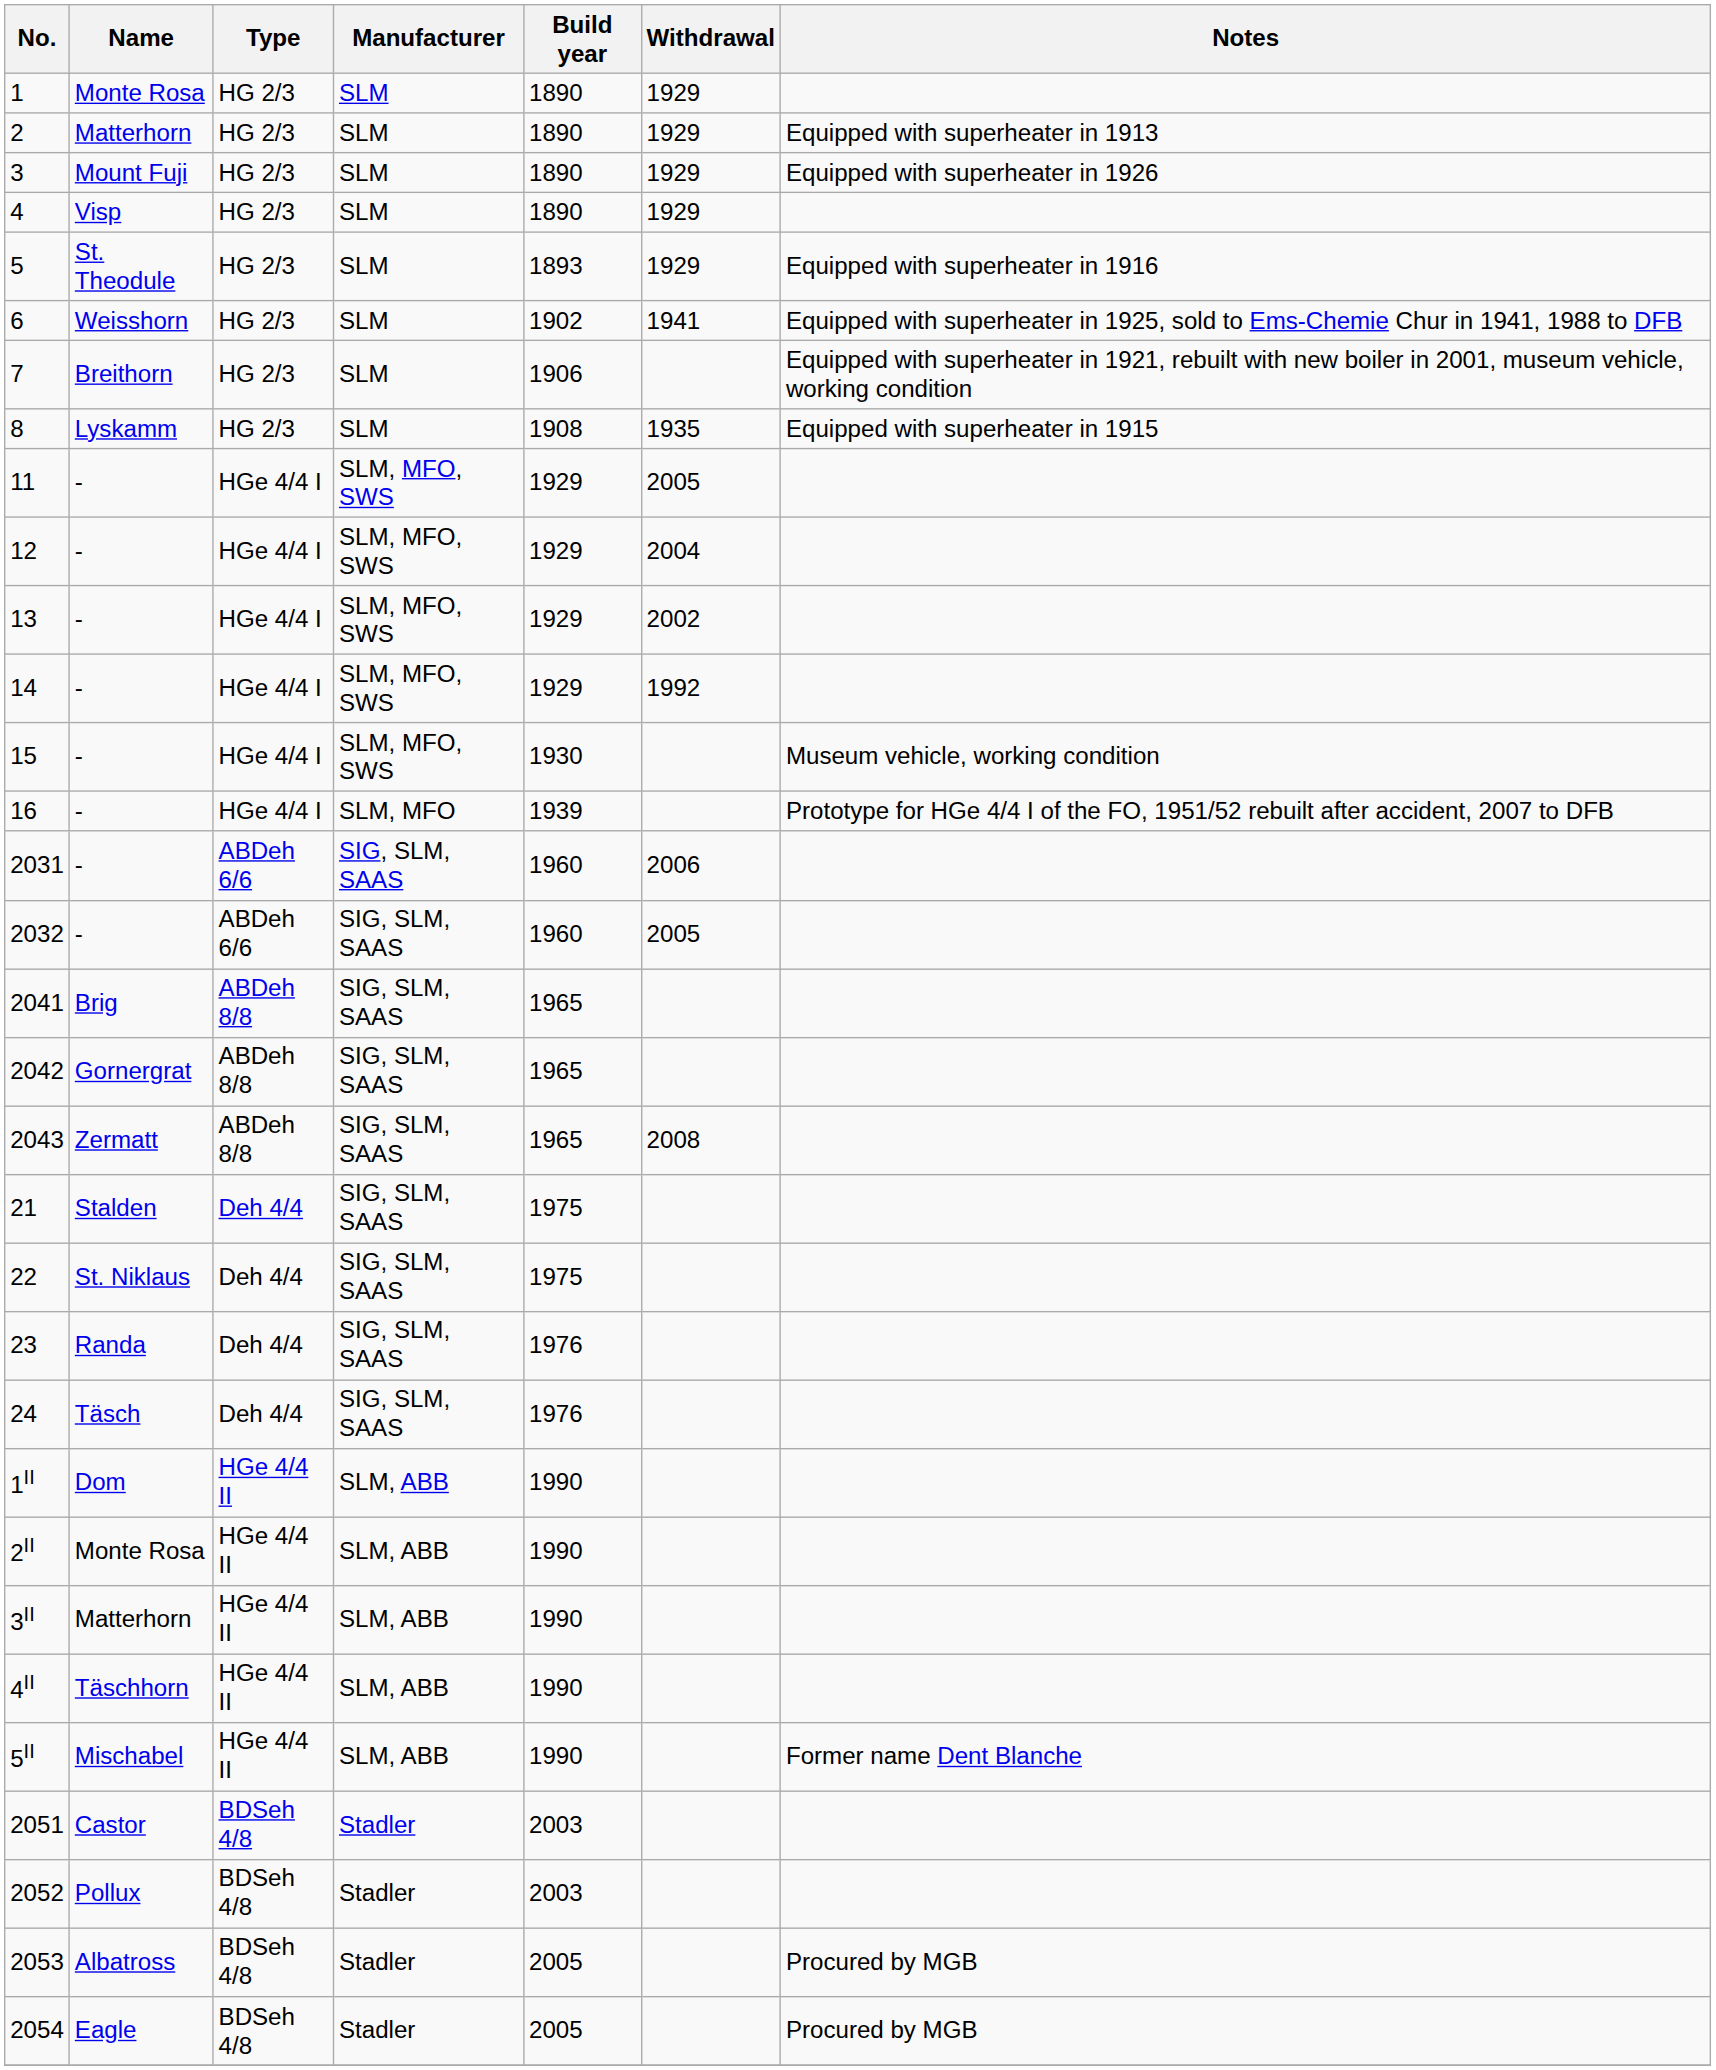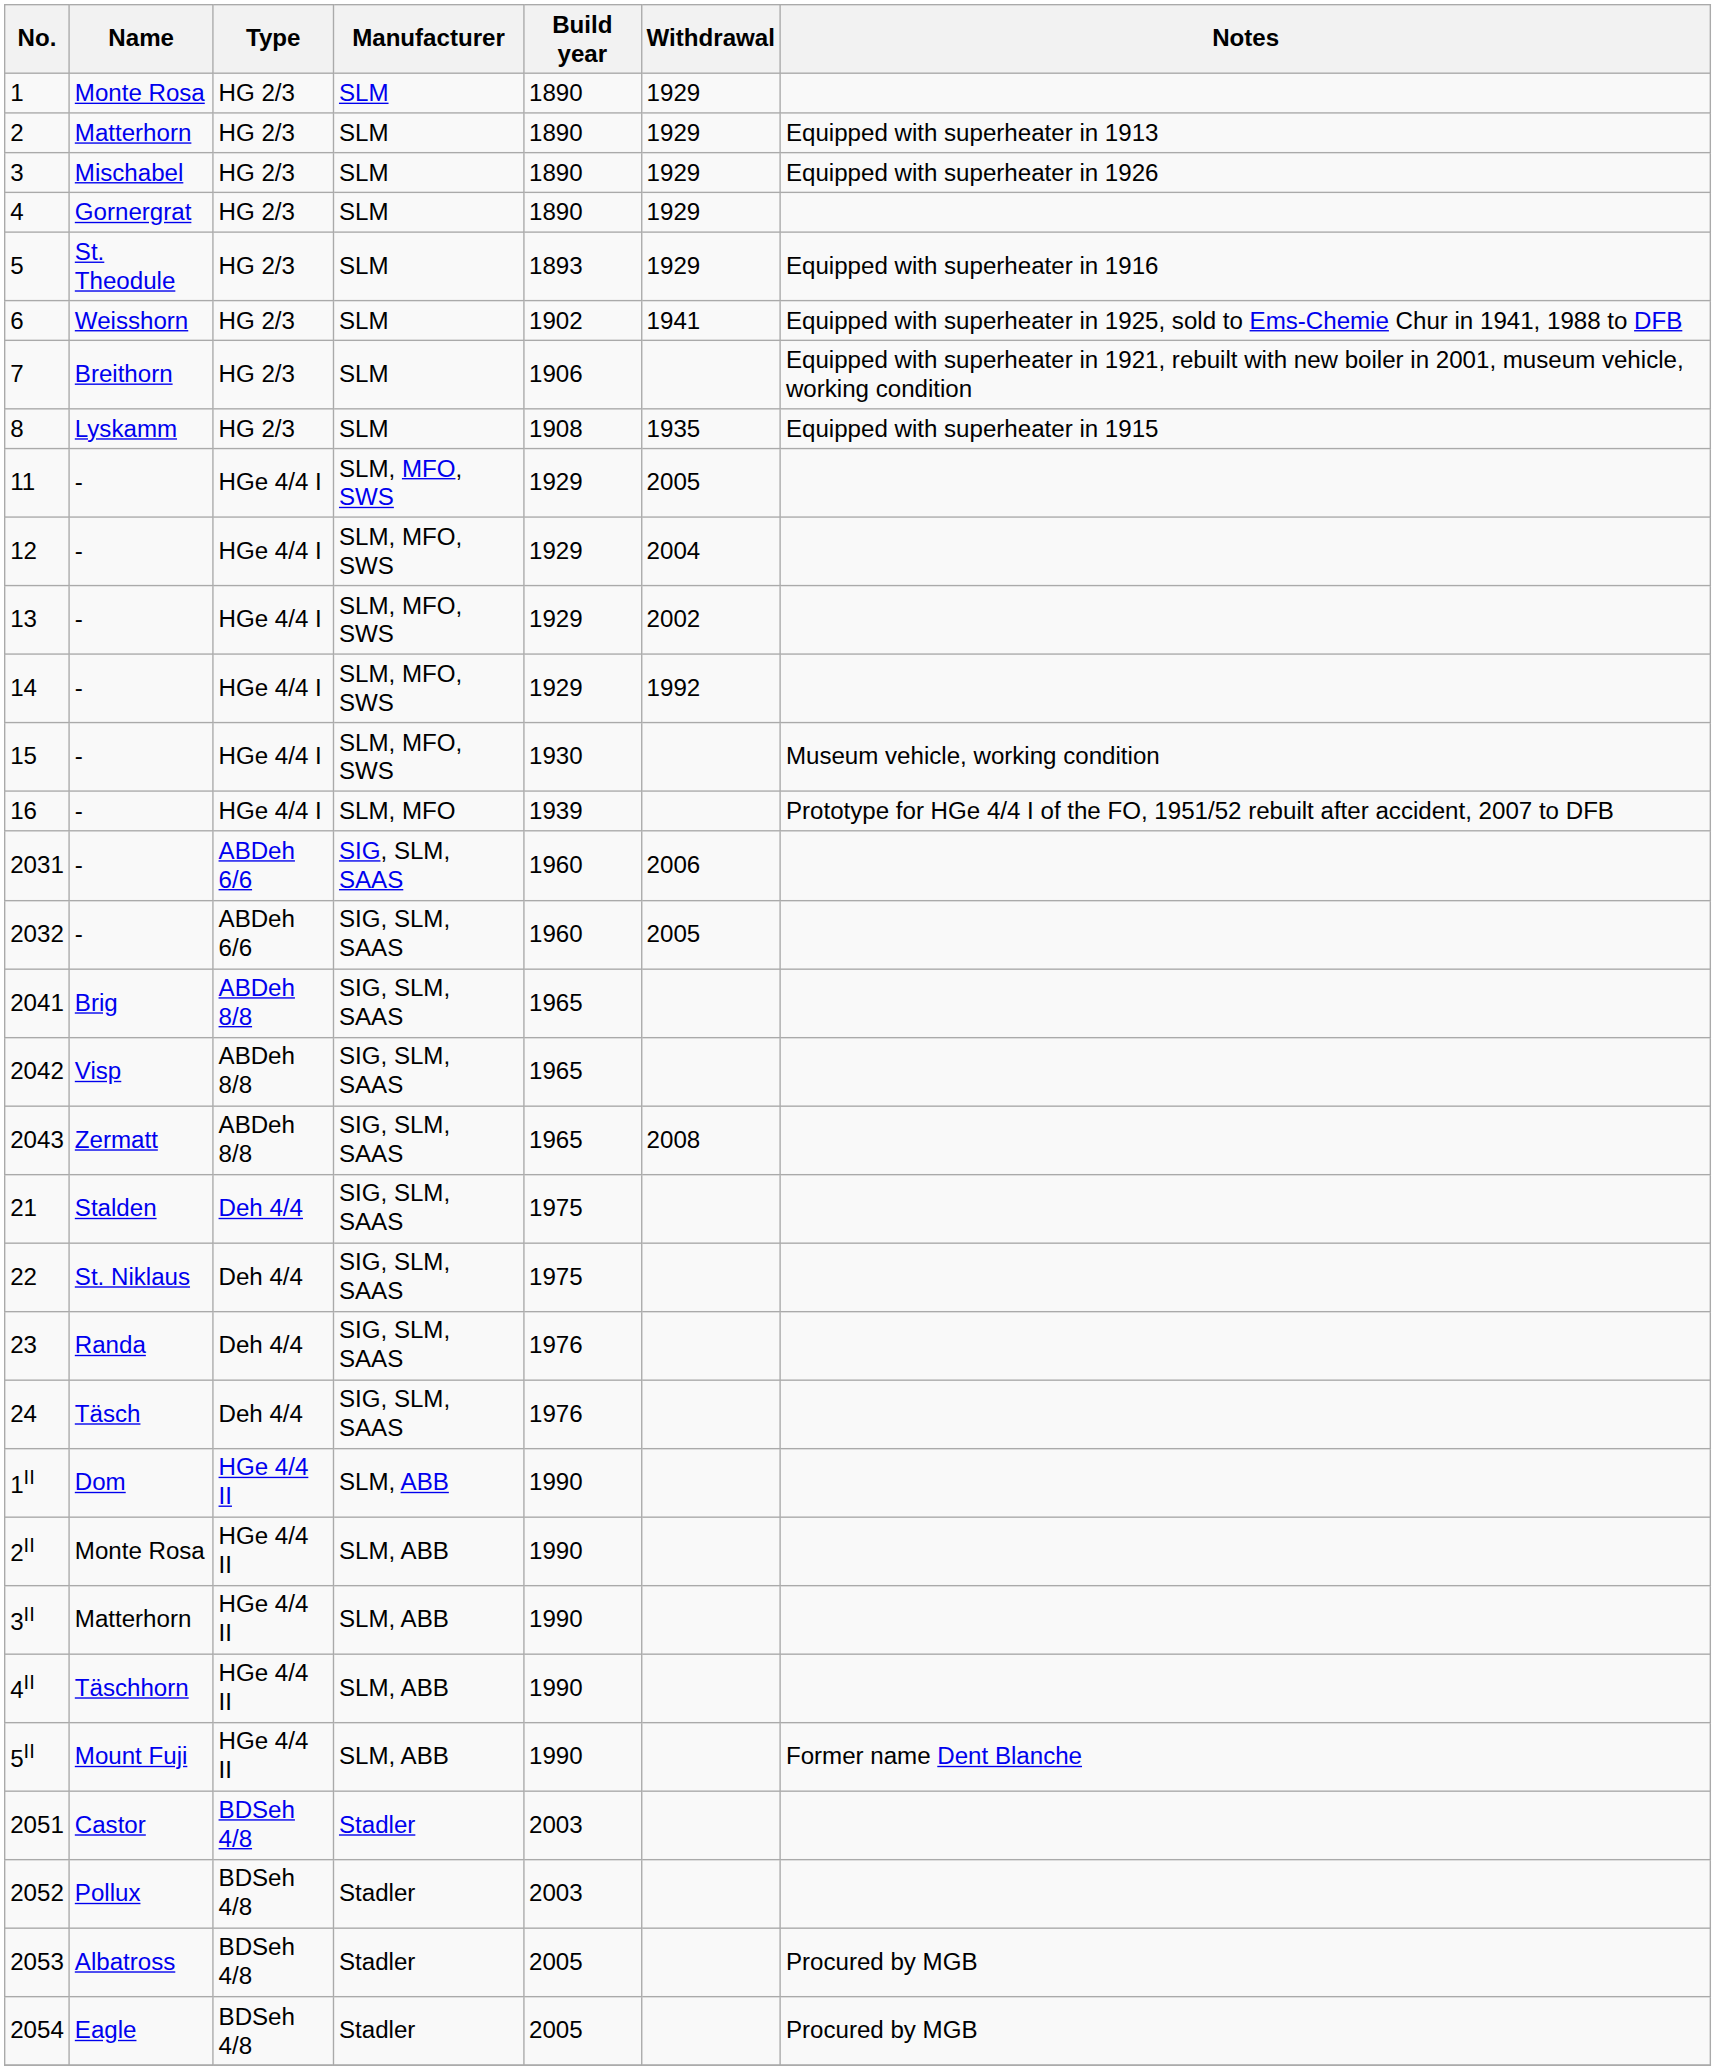(131, 172) Mount Fuji -> (129, 172) Mischabel
(98, 211) Visp -> (133, 211) Gornergrat
(133, 1070) Gornergrat -> (98, 1070) Visp
(129, 1756) Mischabel -> (131, 1756) Mount Fuji
